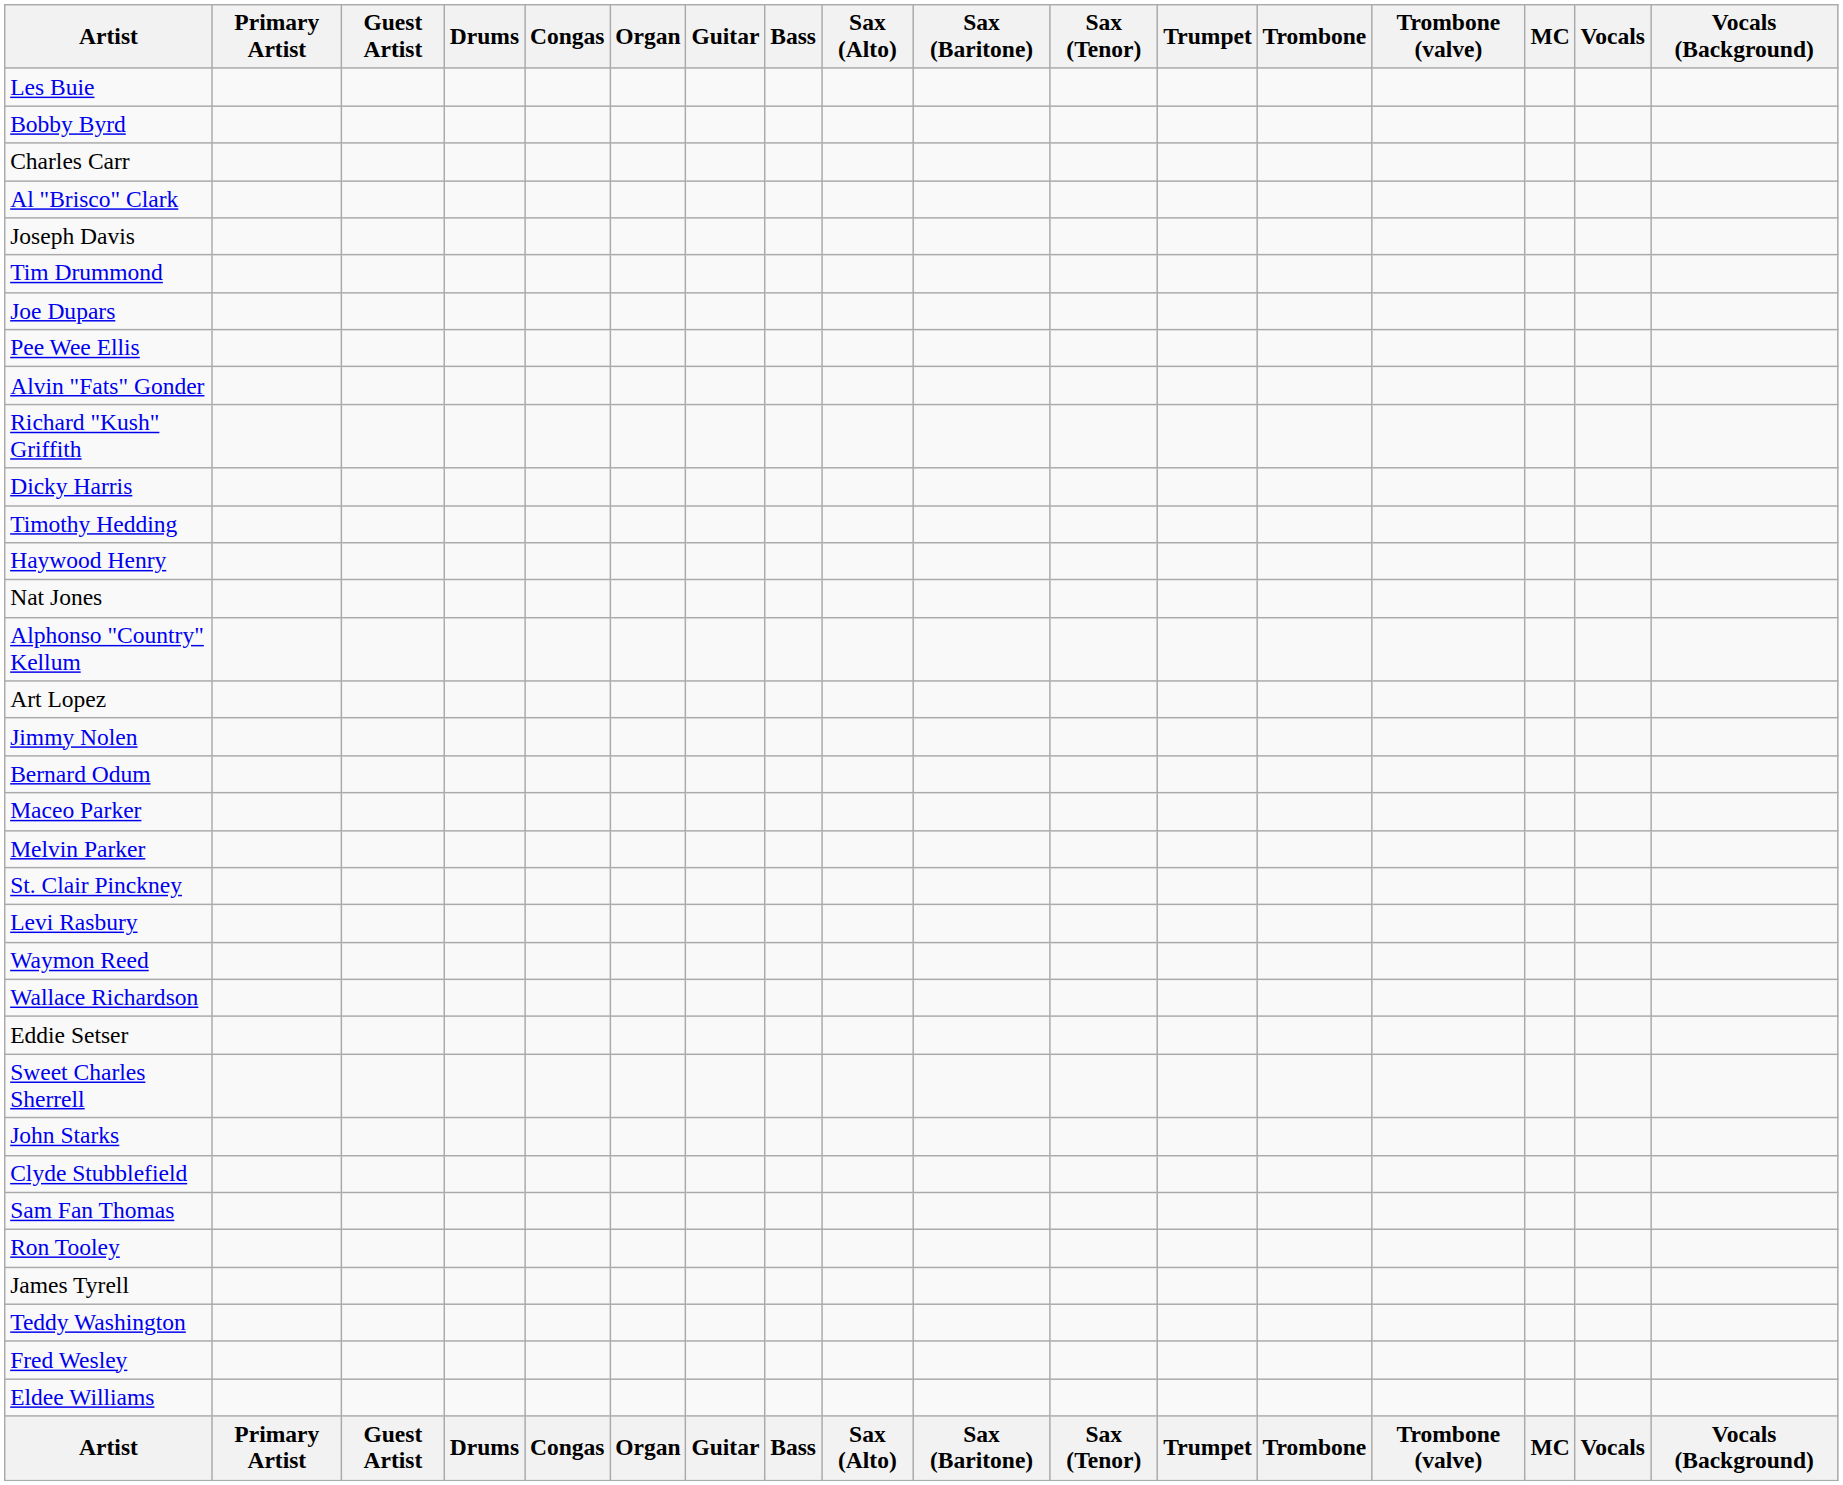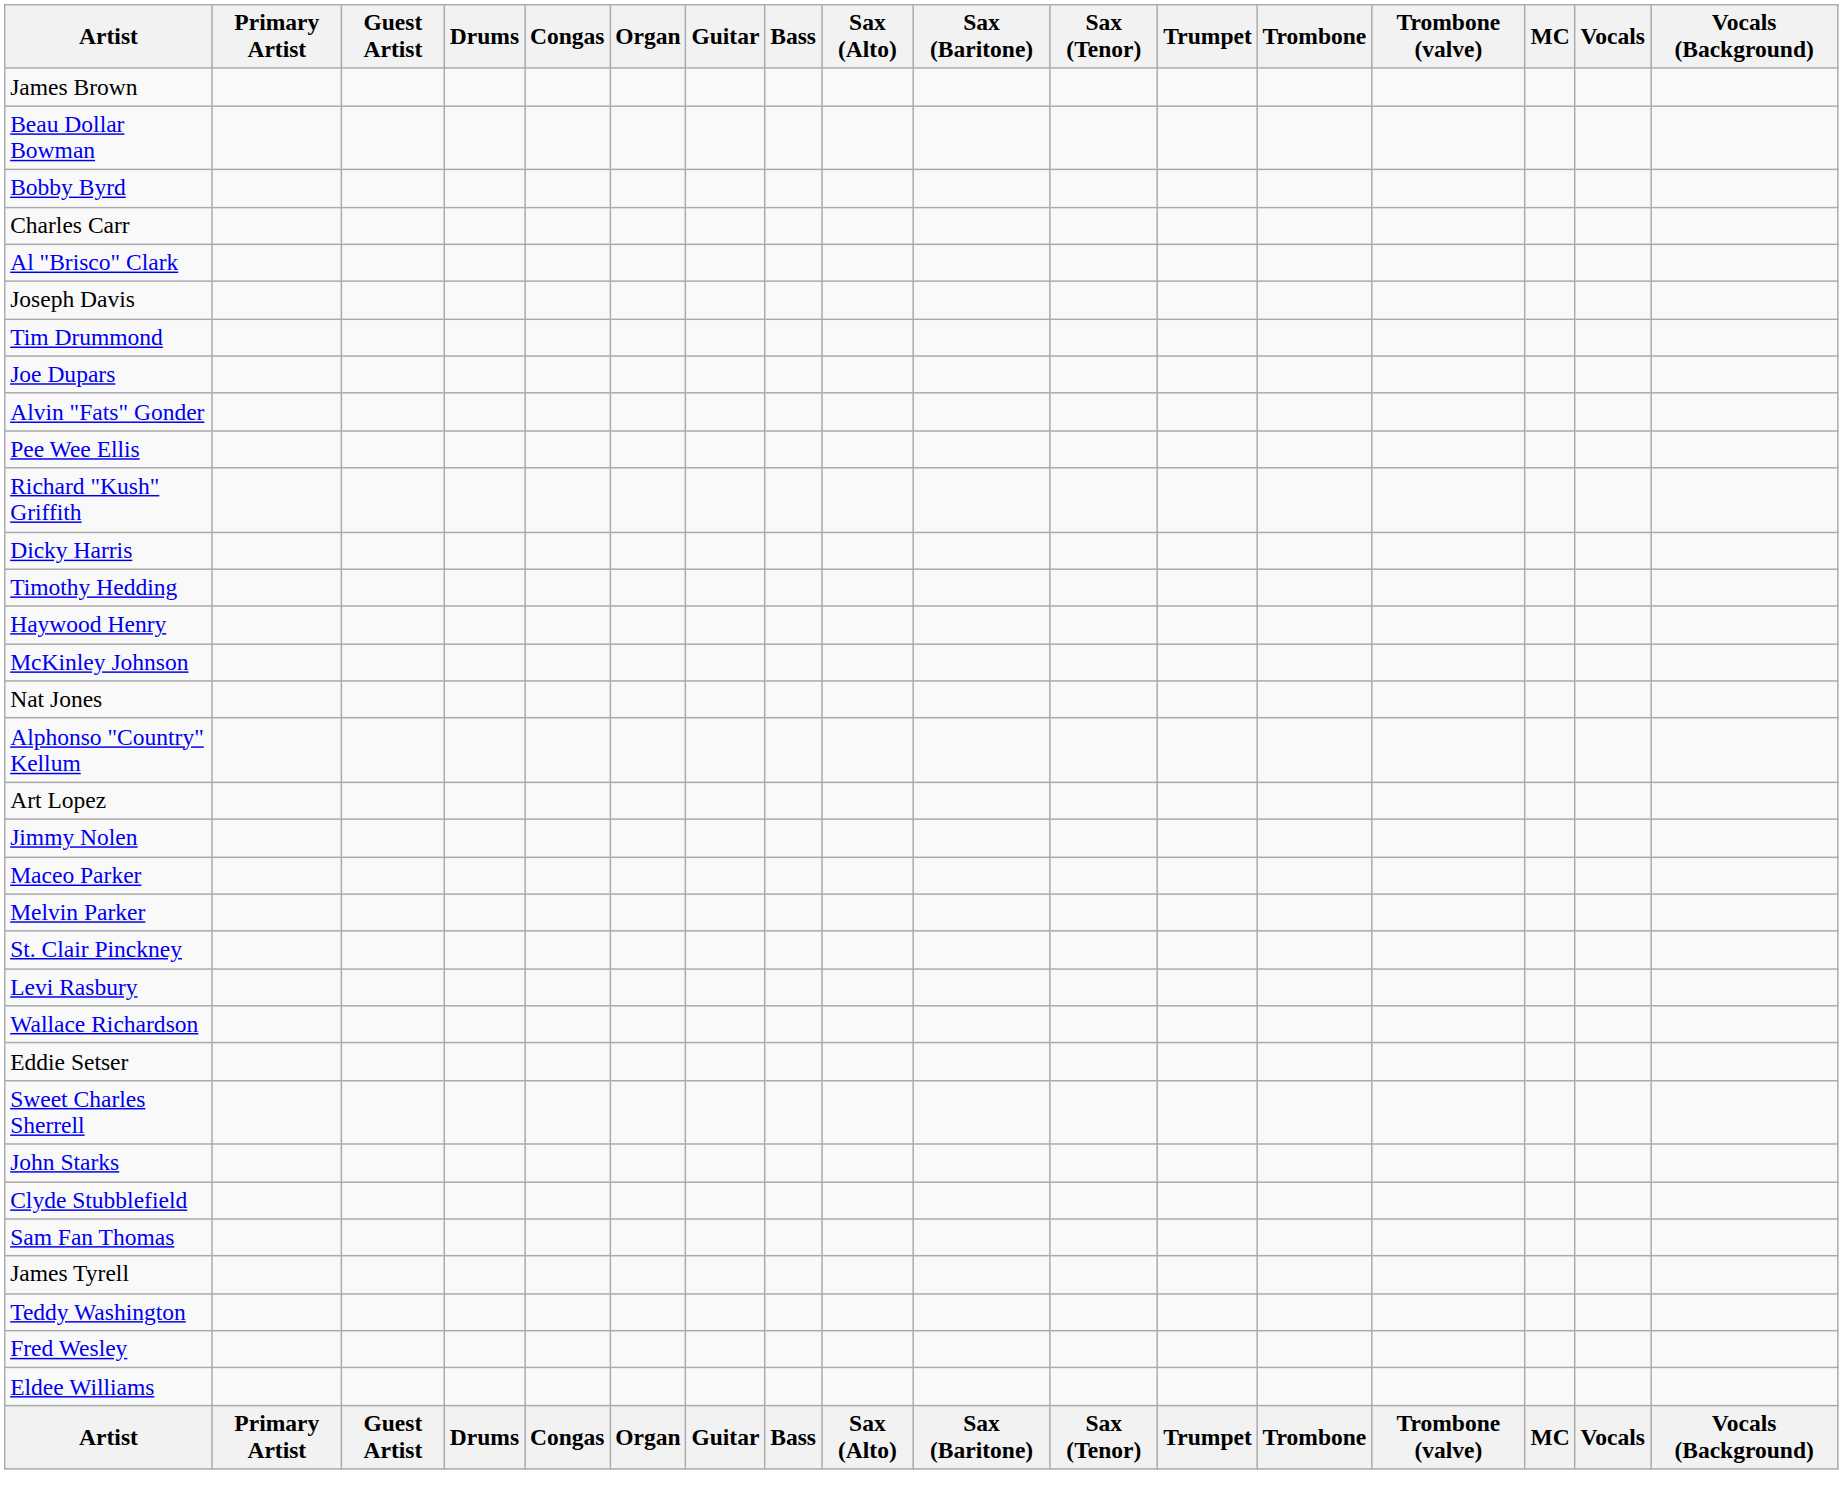+ row: (74, 86)
+ row: (67, 137)
- row: (52, 86)
rows swapped: (75, 348) <-> (107, 385)
+ row: (99, 662)
- row: (80, 773)
- row: (79, 960)
- row: (65, 1248)
